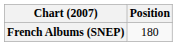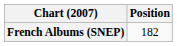(150, 32) 180 -> (150, 32) 182
